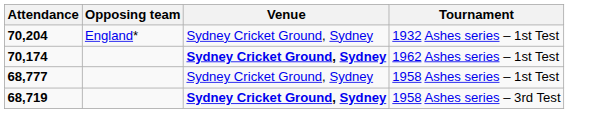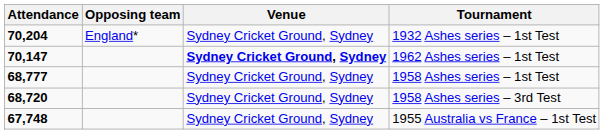(27, 56) 70,174 -> (27, 56) 70,147
(27, 98) 68,719 -> (27, 98) 68,720
(286, 98) bold -> (280, 98) normal
+ row: (494, 118)
